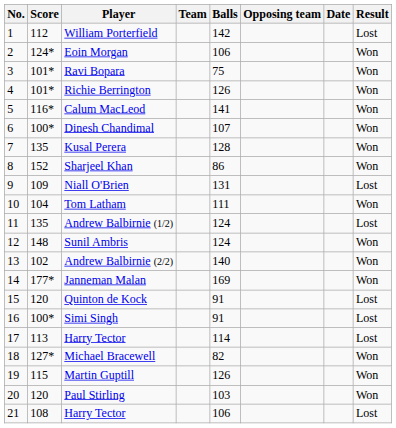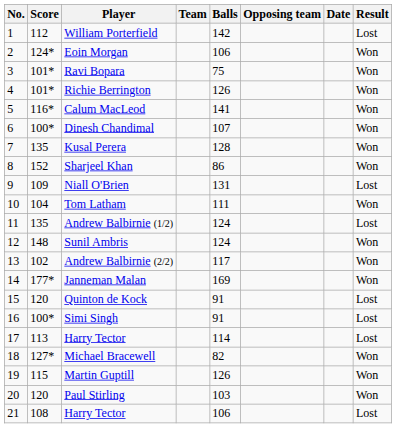(221, 261) 140 -> (221, 261) 117
